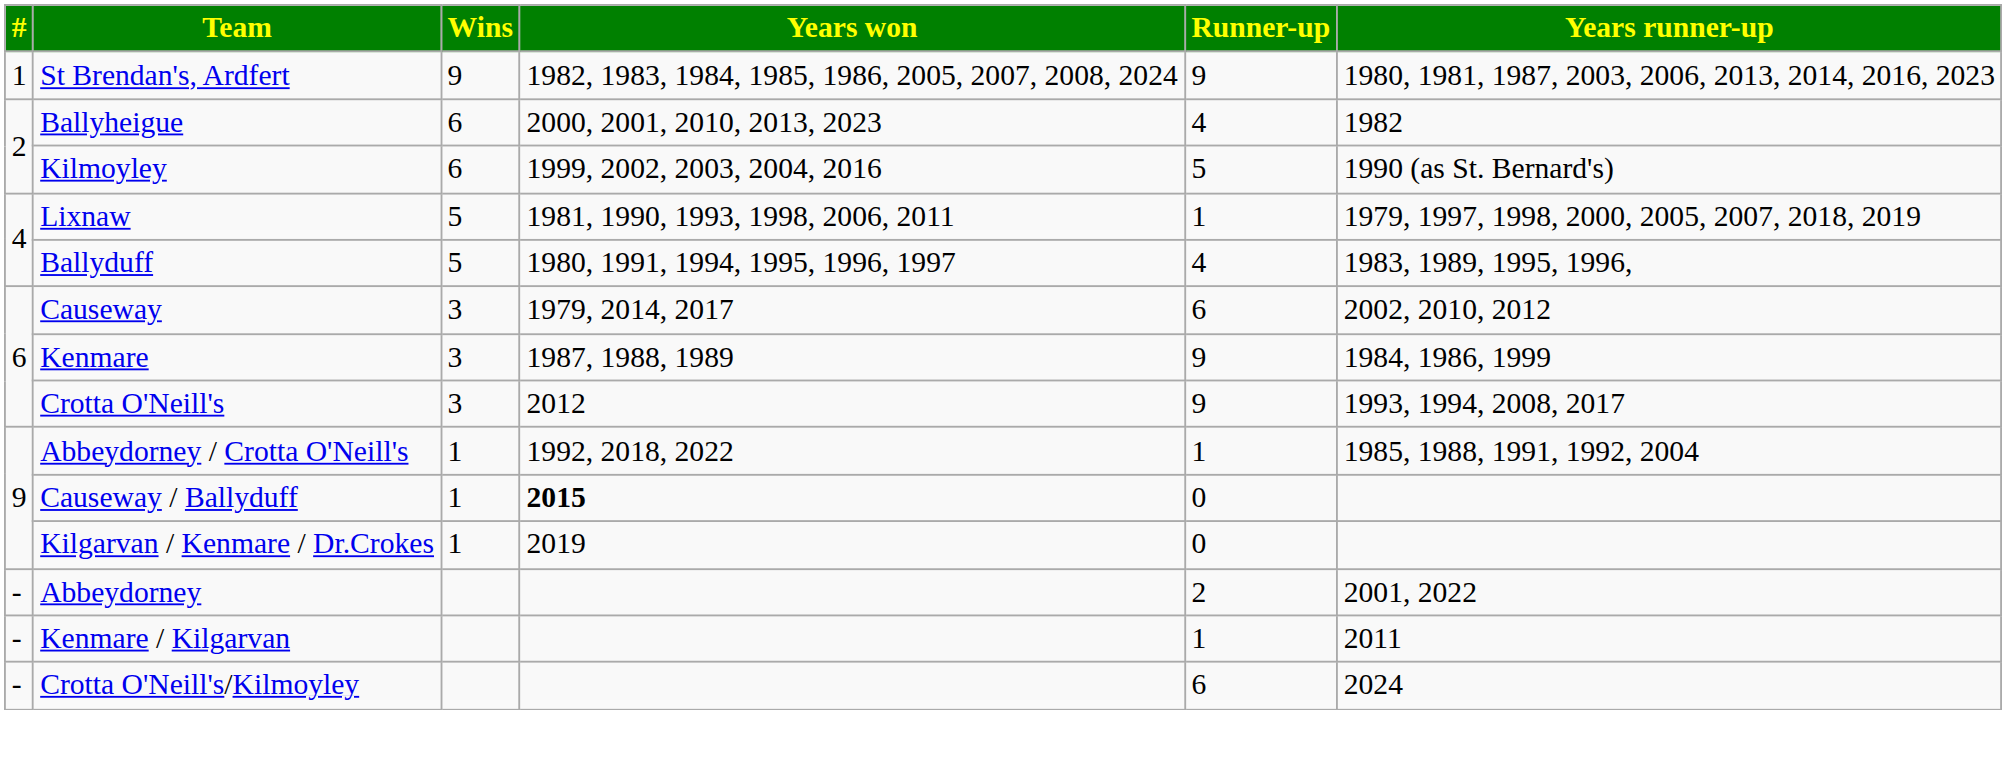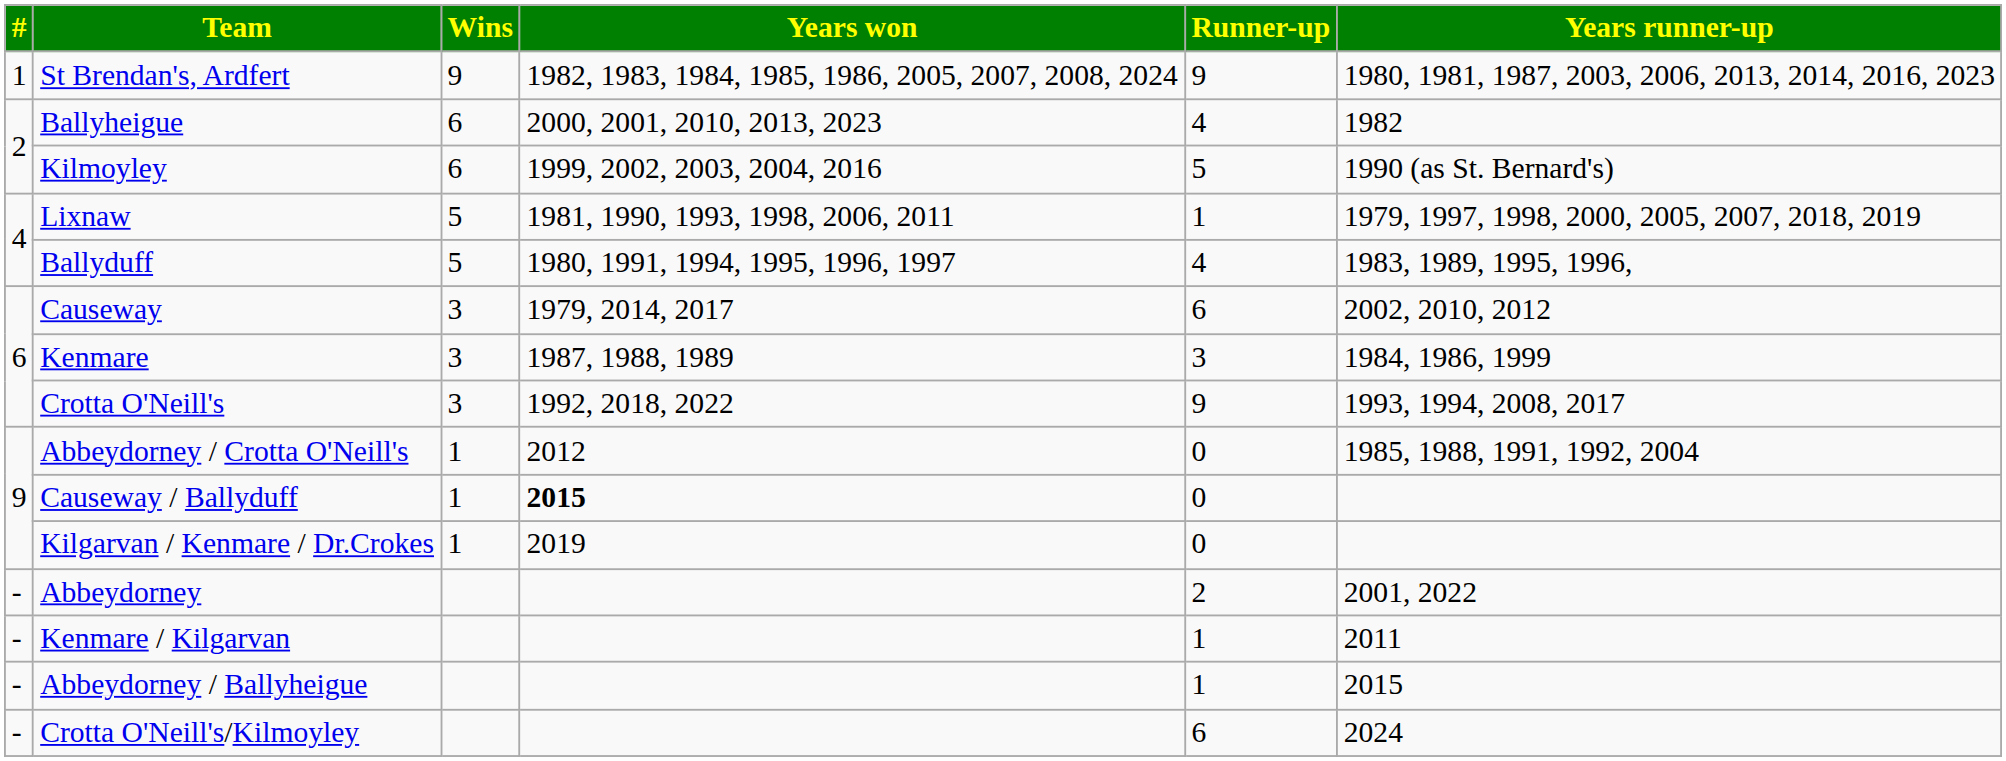(1199, 356) 9 -> (1199, 356) 3
(556, 403) 2012 -> (630, 403) 1992, 2018, 2022
(630, 450) 1992, 2018, 2022 -> (556, 450) 2012
(1199, 450) 1 -> (1199, 450) 0
+ row: (204, 685)
